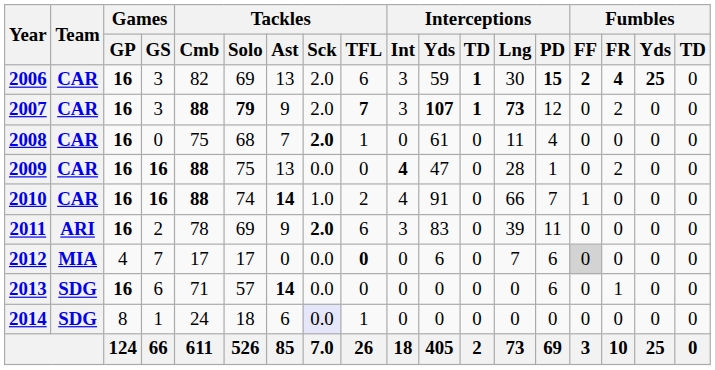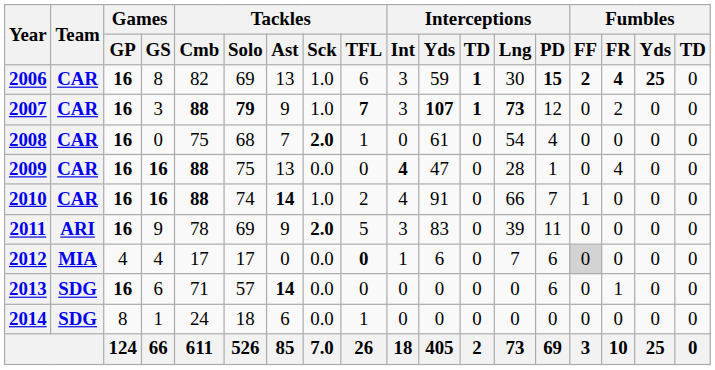(158, 79) 3 -> (158, 79) 8
(322, 79) 2.0 -> (322, 79) 1.0
(322, 109) 2.0 -> (322, 109) 1.0
(515, 139) 11 -> (515, 139) 54
(618, 169) 2 -> (618, 169) 4
(158, 229) 2 -> (158, 229) 9
(364, 229) 6 -> (364, 229) 5
(158, 259) 7 -> (158, 259) 4
(403, 259) 0 -> (403, 259) 1
(322, 318) lavender background -> (322, 318) no background
